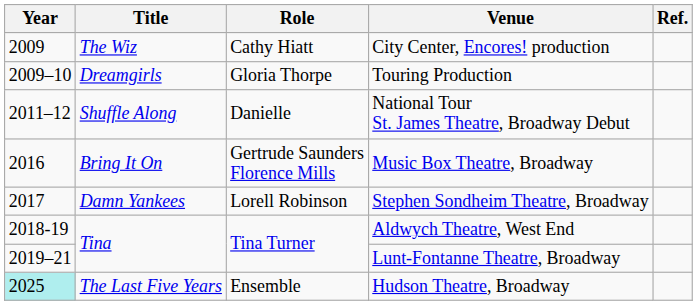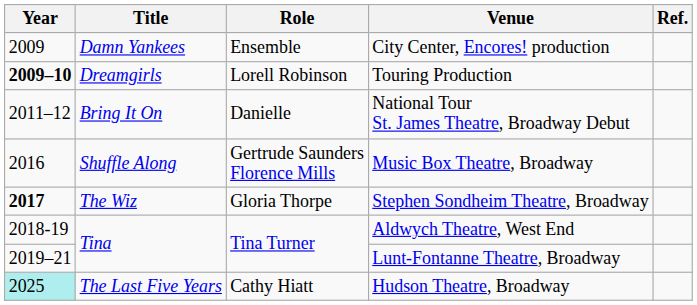(108, 47) The Wiz -> (132, 47) Damn Yankees
(272, 47) Cathy Hiatt -> (265, 47) Ensemble
(40, 75) normal -> (40, 75) bold
(281, 75) Gloria Thorpe -> (289, 75) Lorell Robinson
(128, 114) Shuffle Along -> (121, 114) Bring It On
(121, 162) Bring It On -> (128, 162) Shuffle Along
(27, 201) normal -> (27, 201) bold
(132, 201) Damn Yankees -> (108, 201) The Wiz
(289, 201) Lorell Robinson -> (281, 201) Gloria Thorpe
(265, 286) Ensemble -> (272, 286) Cathy Hiatt
